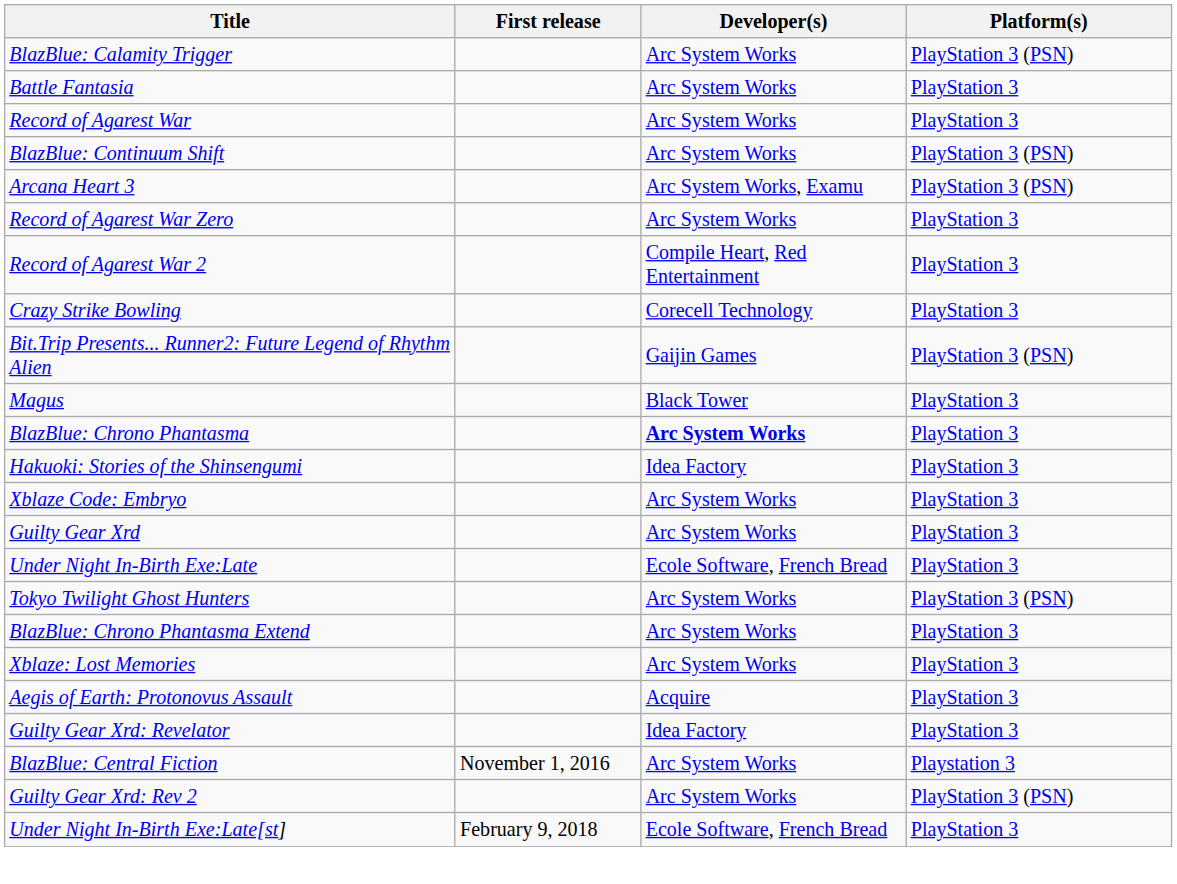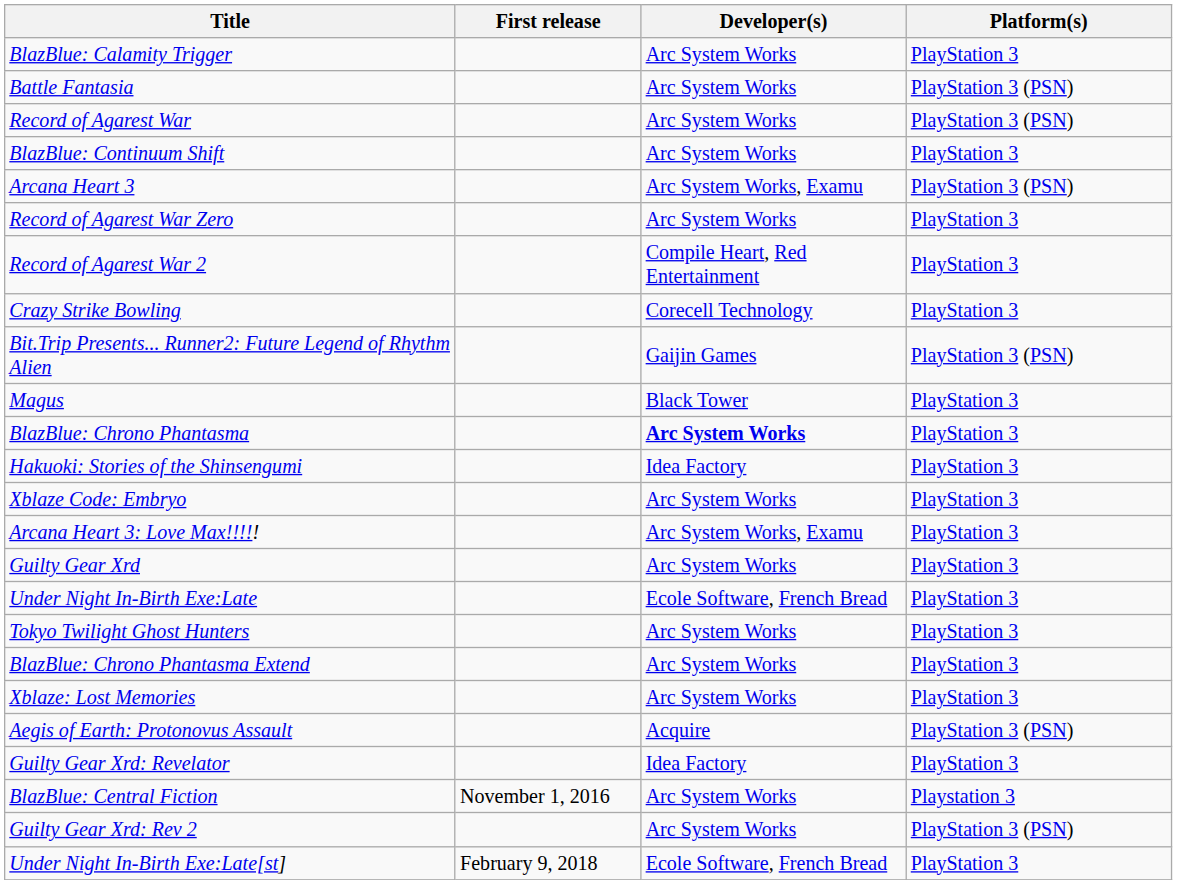(992, 54) PlayStation 3 (PSN) -> (965, 54) PlayStation 3
(965, 87) PlayStation 3 -> (992, 87) PlayStation 3 (PSN)
(965, 120) PlayStation 3 -> (992, 120) PlayStation 3 (PSN)
(992, 153) PlayStation 3 (PSN) -> (965, 153) PlayStation 3
+ row: (134, 531)
(992, 598) PlayStation 3 (PSN) -> (965, 631) PlayStation 3
(965, 697) PlayStation 3 -> (992, 730) PlayStation 3 (PSN)
